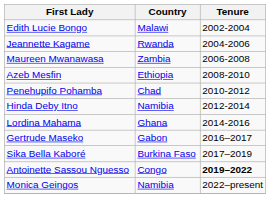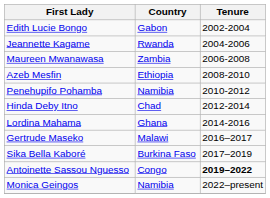(153, 28) Malawi -> (152, 28) Gabon
(149, 91) Chad -> (156, 91) Namibia
(156, 106) Namibia -> (149, 106) Chad
(152, 138) Gabon -> (153, 138) Malawi
